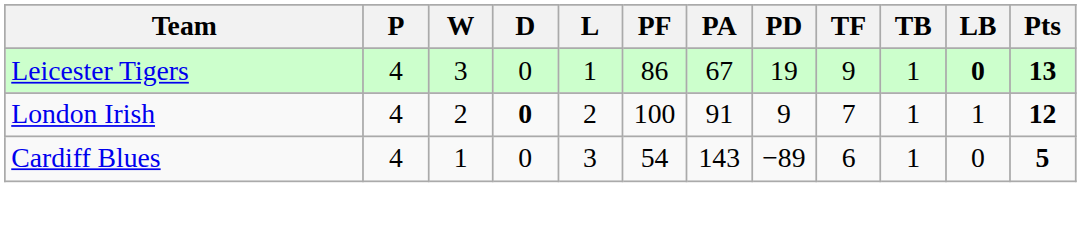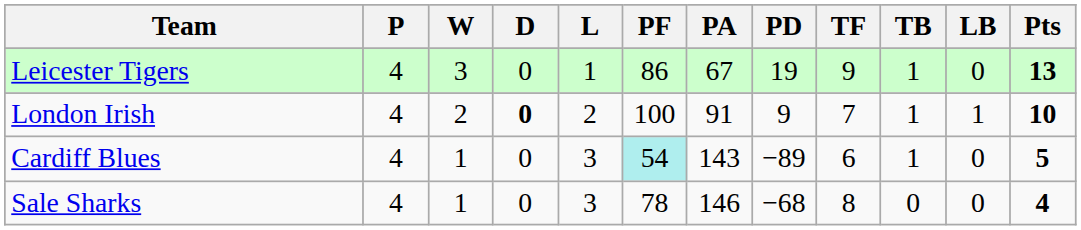(978, 70) bold -> (978, 70) normal
(1043, 114) 12 -> (1043, 114) 10
(655, 158) no background -> (655, 158) paleturquoise background
+ row: (76, 202)
